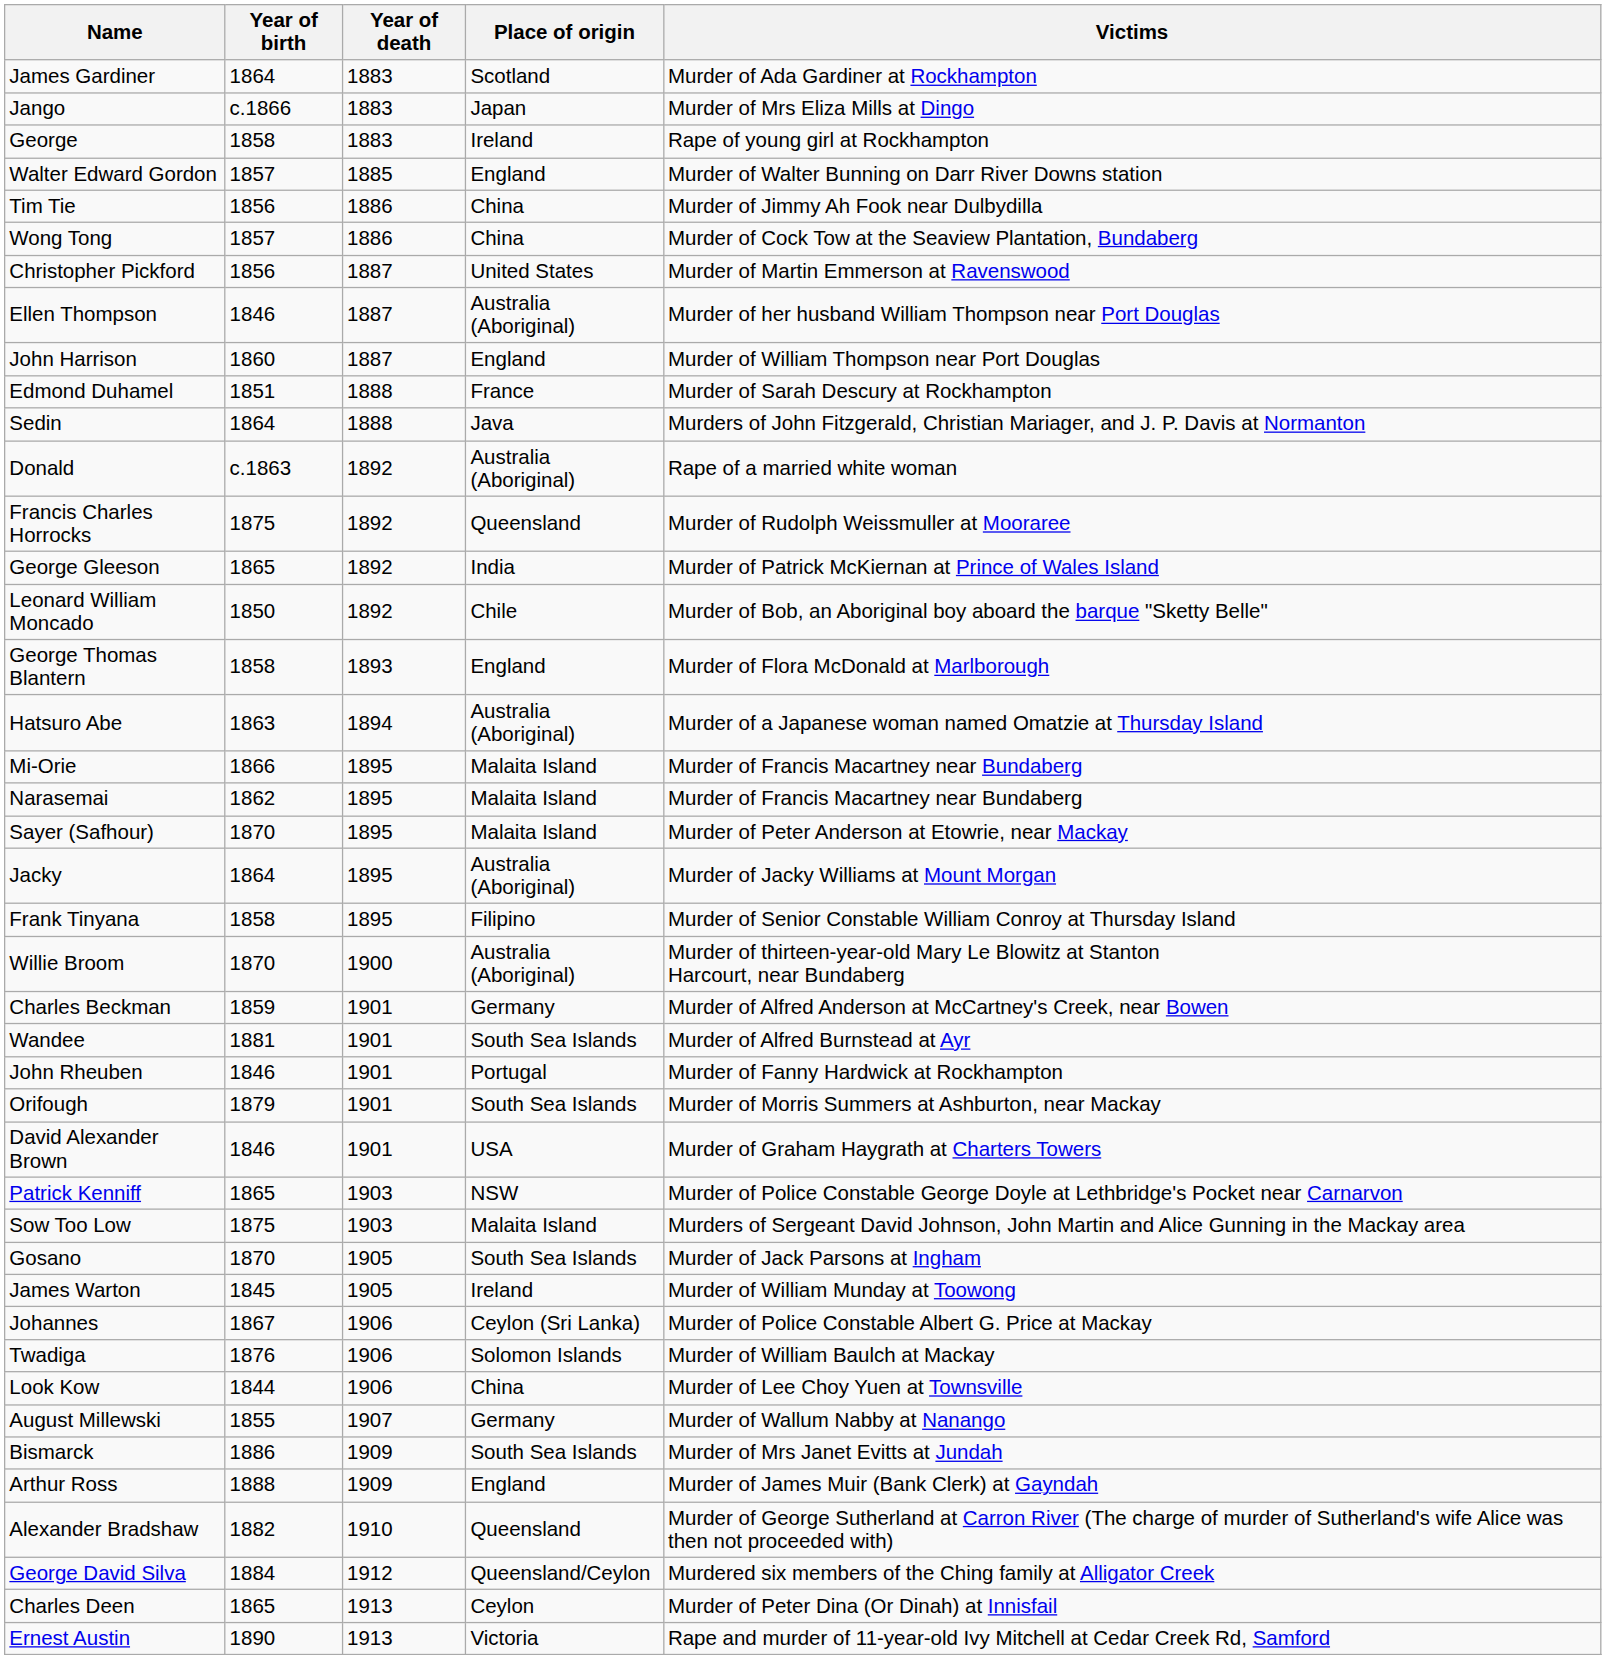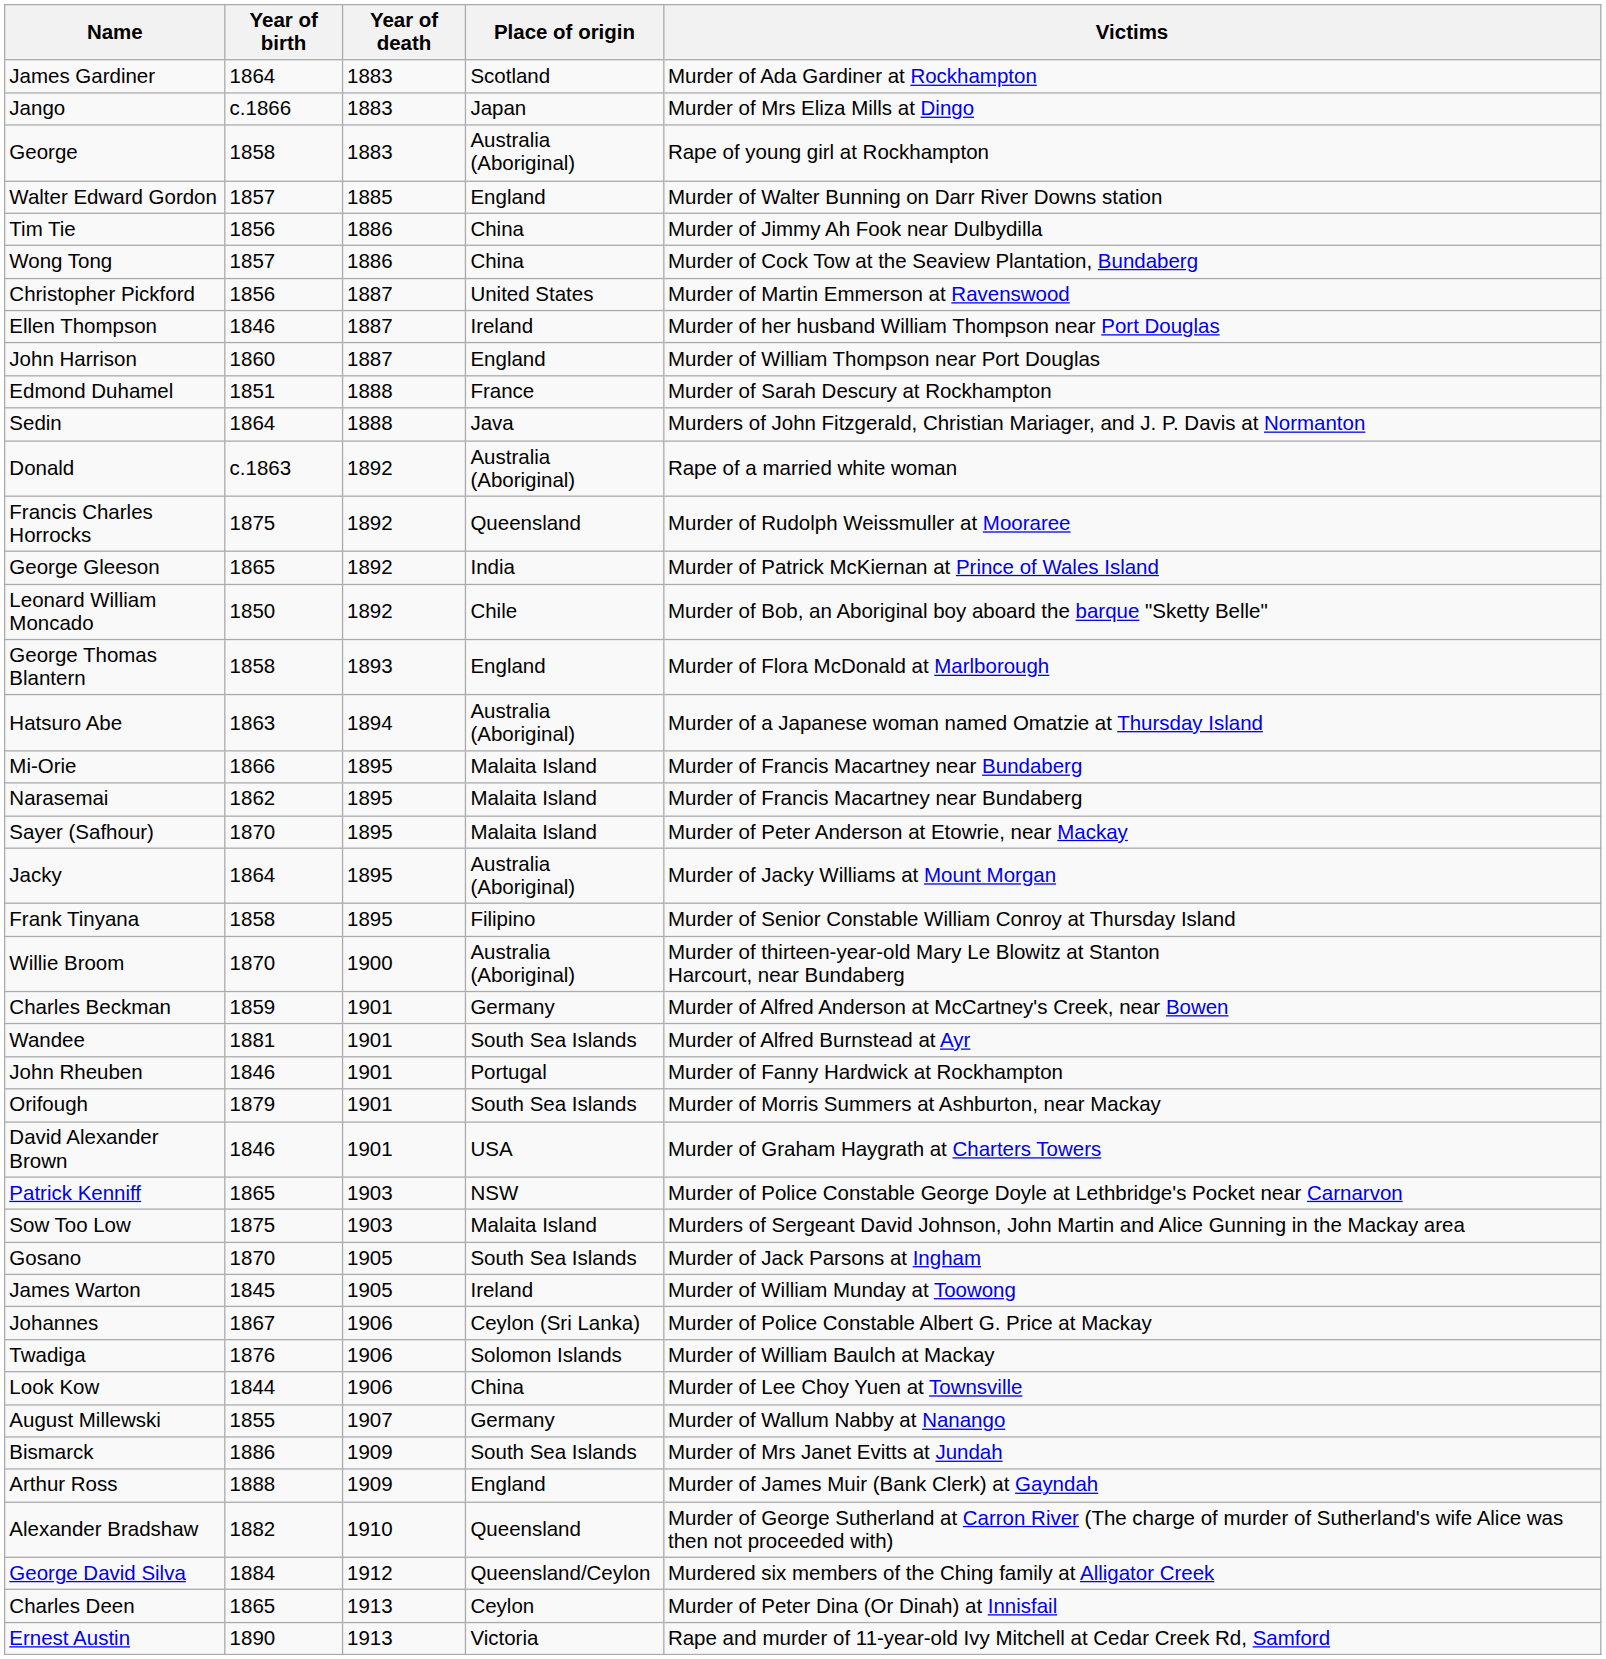(502, 141) Ireland -> (523, 152) Australia (Aboriginal)
(523, 315) Australia (Aboriginal) -> (502, 326) Ireland
